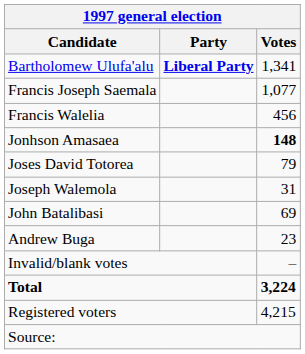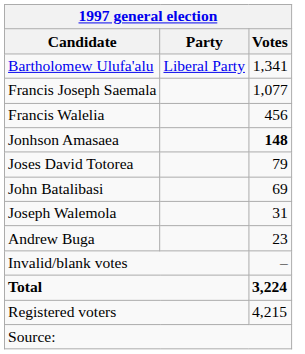(209, 66) bold -> (204, 66) normal
rows swapped: (56, 213) <-> (62, 189)
